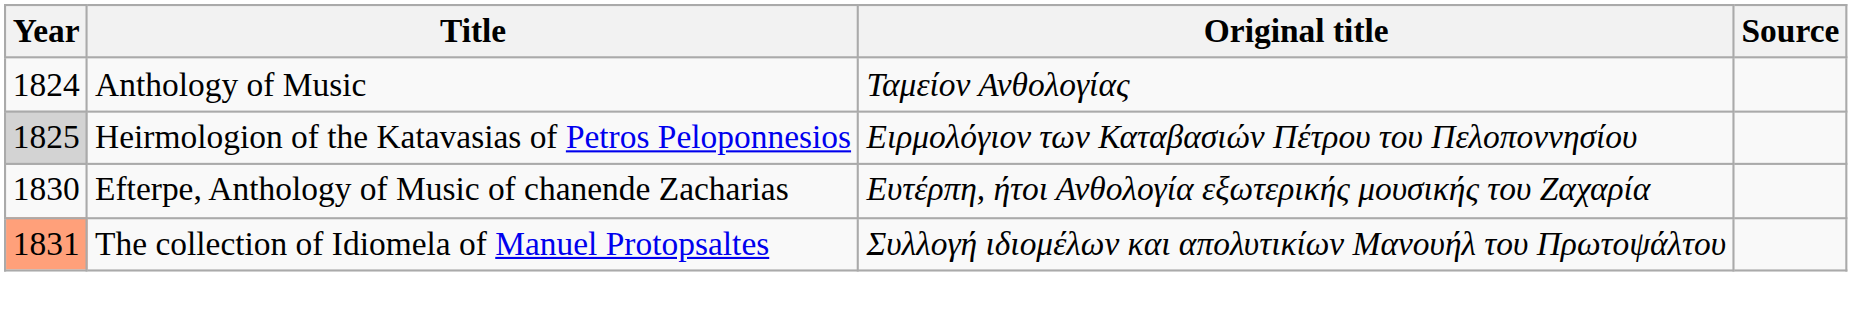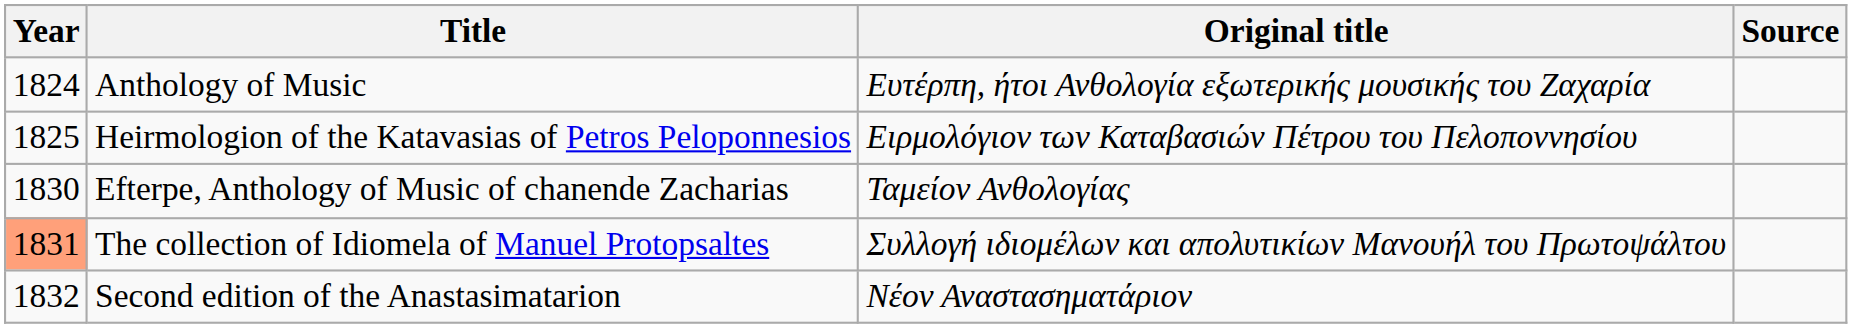(998, 84) Ταμείον Ανθολογίας -> (1258, 84) Ευτέρπη, ήτοι Ανθολογία εξωτερικής μουσικής του Ζαχαρία
(46, 137) lightgrey background -> (46, 137) no background
(1258, 190) Ευτέρπη, ήτοι Ανθολογία εξωτερικής μουσικής του Ζαχαρία -> (998, 190) Ταμείον Ανθολογίας
+ row: (358, 296)
